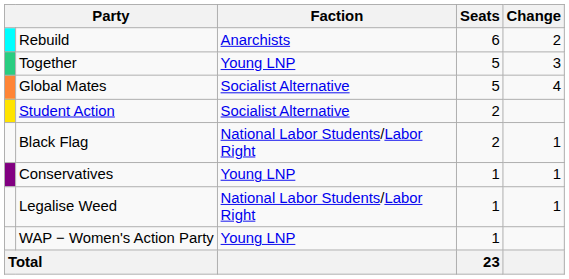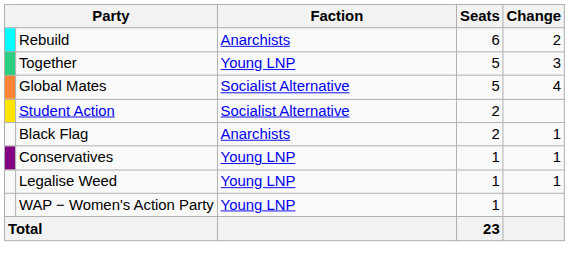(322, 142) National Labor Students/Labor Right -> (255, 134) Anarchists
(322, 206) National Labor Students/Labor Right -> (258, 181) Young LNP
